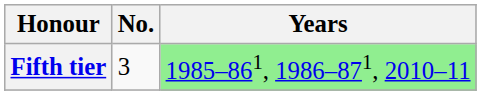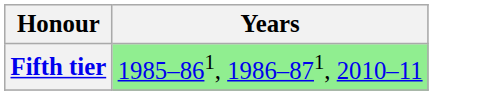- column: (136, 24)
